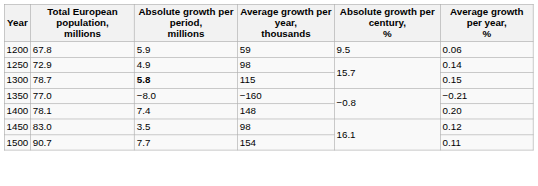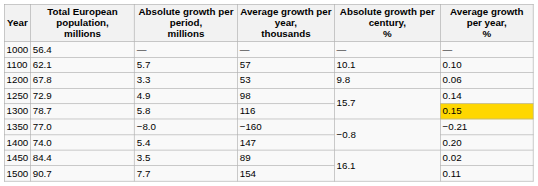+ row: (17, 49)
+ row: (17, 65)
(144, 49) 5.9 -> (144, 80) 3.3
(245, 49) 59 -> (245, 80) 53
(343, 49) 9.5 -> (343, 80) 9.8
(144, 80) bold -> (144, 111) normal
(248, 80) 115 -> (248, 111) 116
(452, 80) no background -> (452, 111) gold background
(42, 111) 78.1 -> (42, 142) 74.0
(144, 111) 7.4 -> (144, 142) 5.4
(248, 111) 148 -> (248, 142) 147
(42, 127) 83.0 -> (42, 158) 84.4
(245, 127) 98 -> (245, 158) 89
(452, 127) 0.12 -> (452, 158) 0.02
